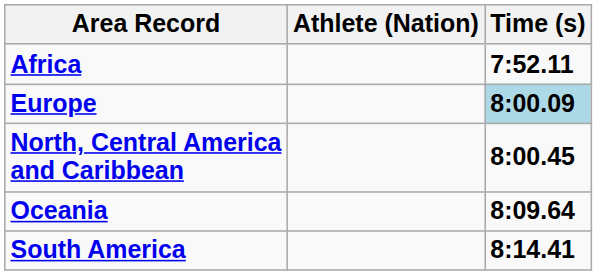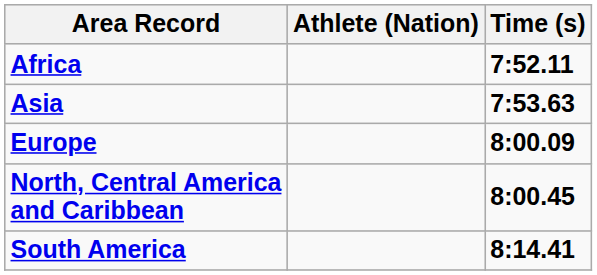+ row: (37, 103)
(533, 103) lightblue background -> (533, 143) no background
- row: (59, 210)
